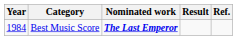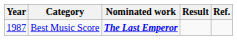(16, 27) 1984 -> (16, 27) 1987
